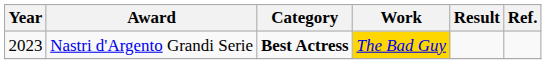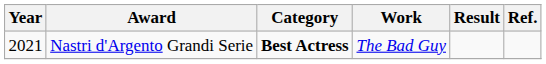(25, 44) 2023 -> (25, 44) 2021
(401, 44) gold background -> (401, 44) no background
